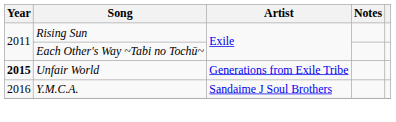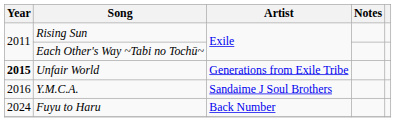+ row: (68, 107)
